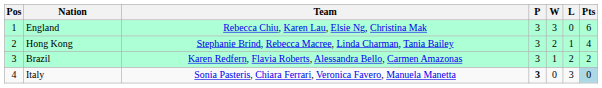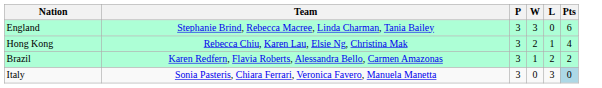- column: (14, 12)
(325, 28) Rebecca Chiu, Karen Lau, Elsie Ng, Christina Mak -> (306, 28) Stephanie Brind, Rebecca Macree, Linda Charman, Tania Bailey
(325, 43) Stephanie Brind, Rebecca Macree, Linda Charman, Tania Bailey -> (306, 43) Rebecca Chiu, Karen Lau, Elsie Ng, Christina Mak
(537, 75) bold -> (518, 75) normal
